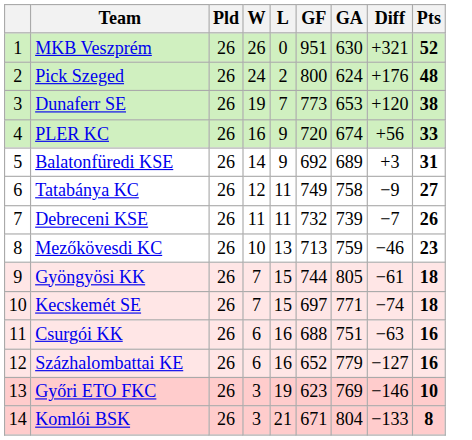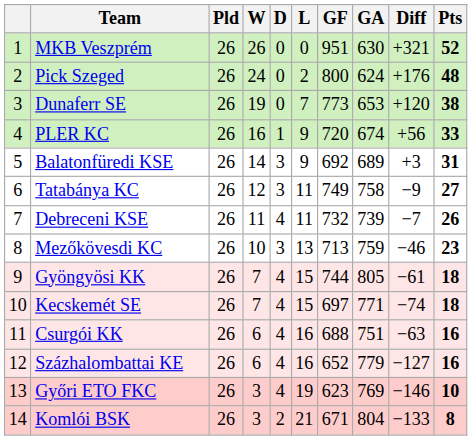+ column: (280, 18)
